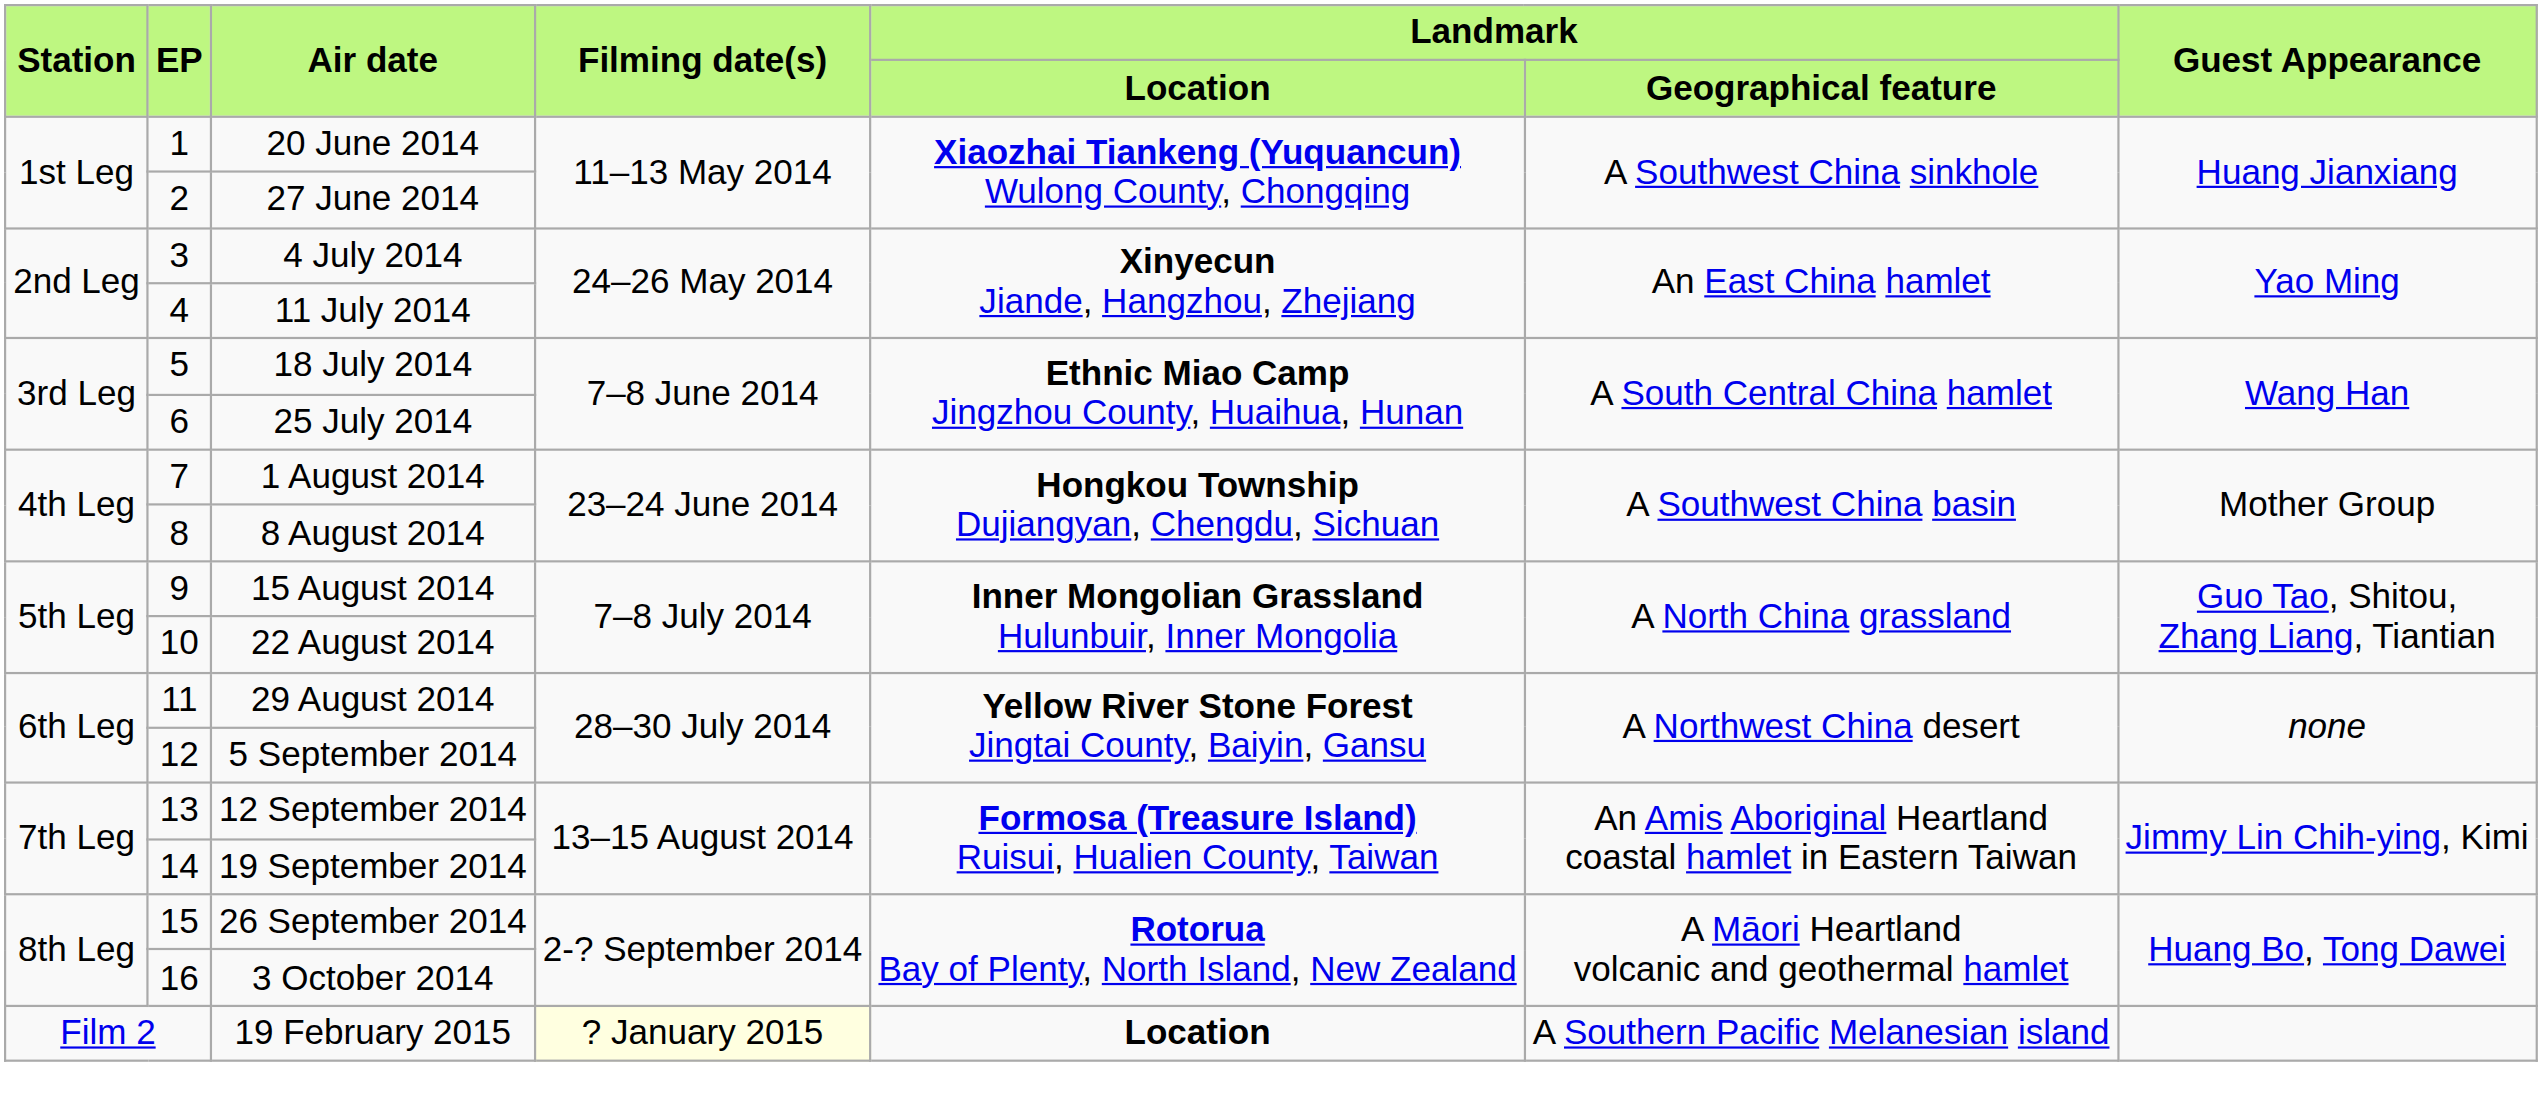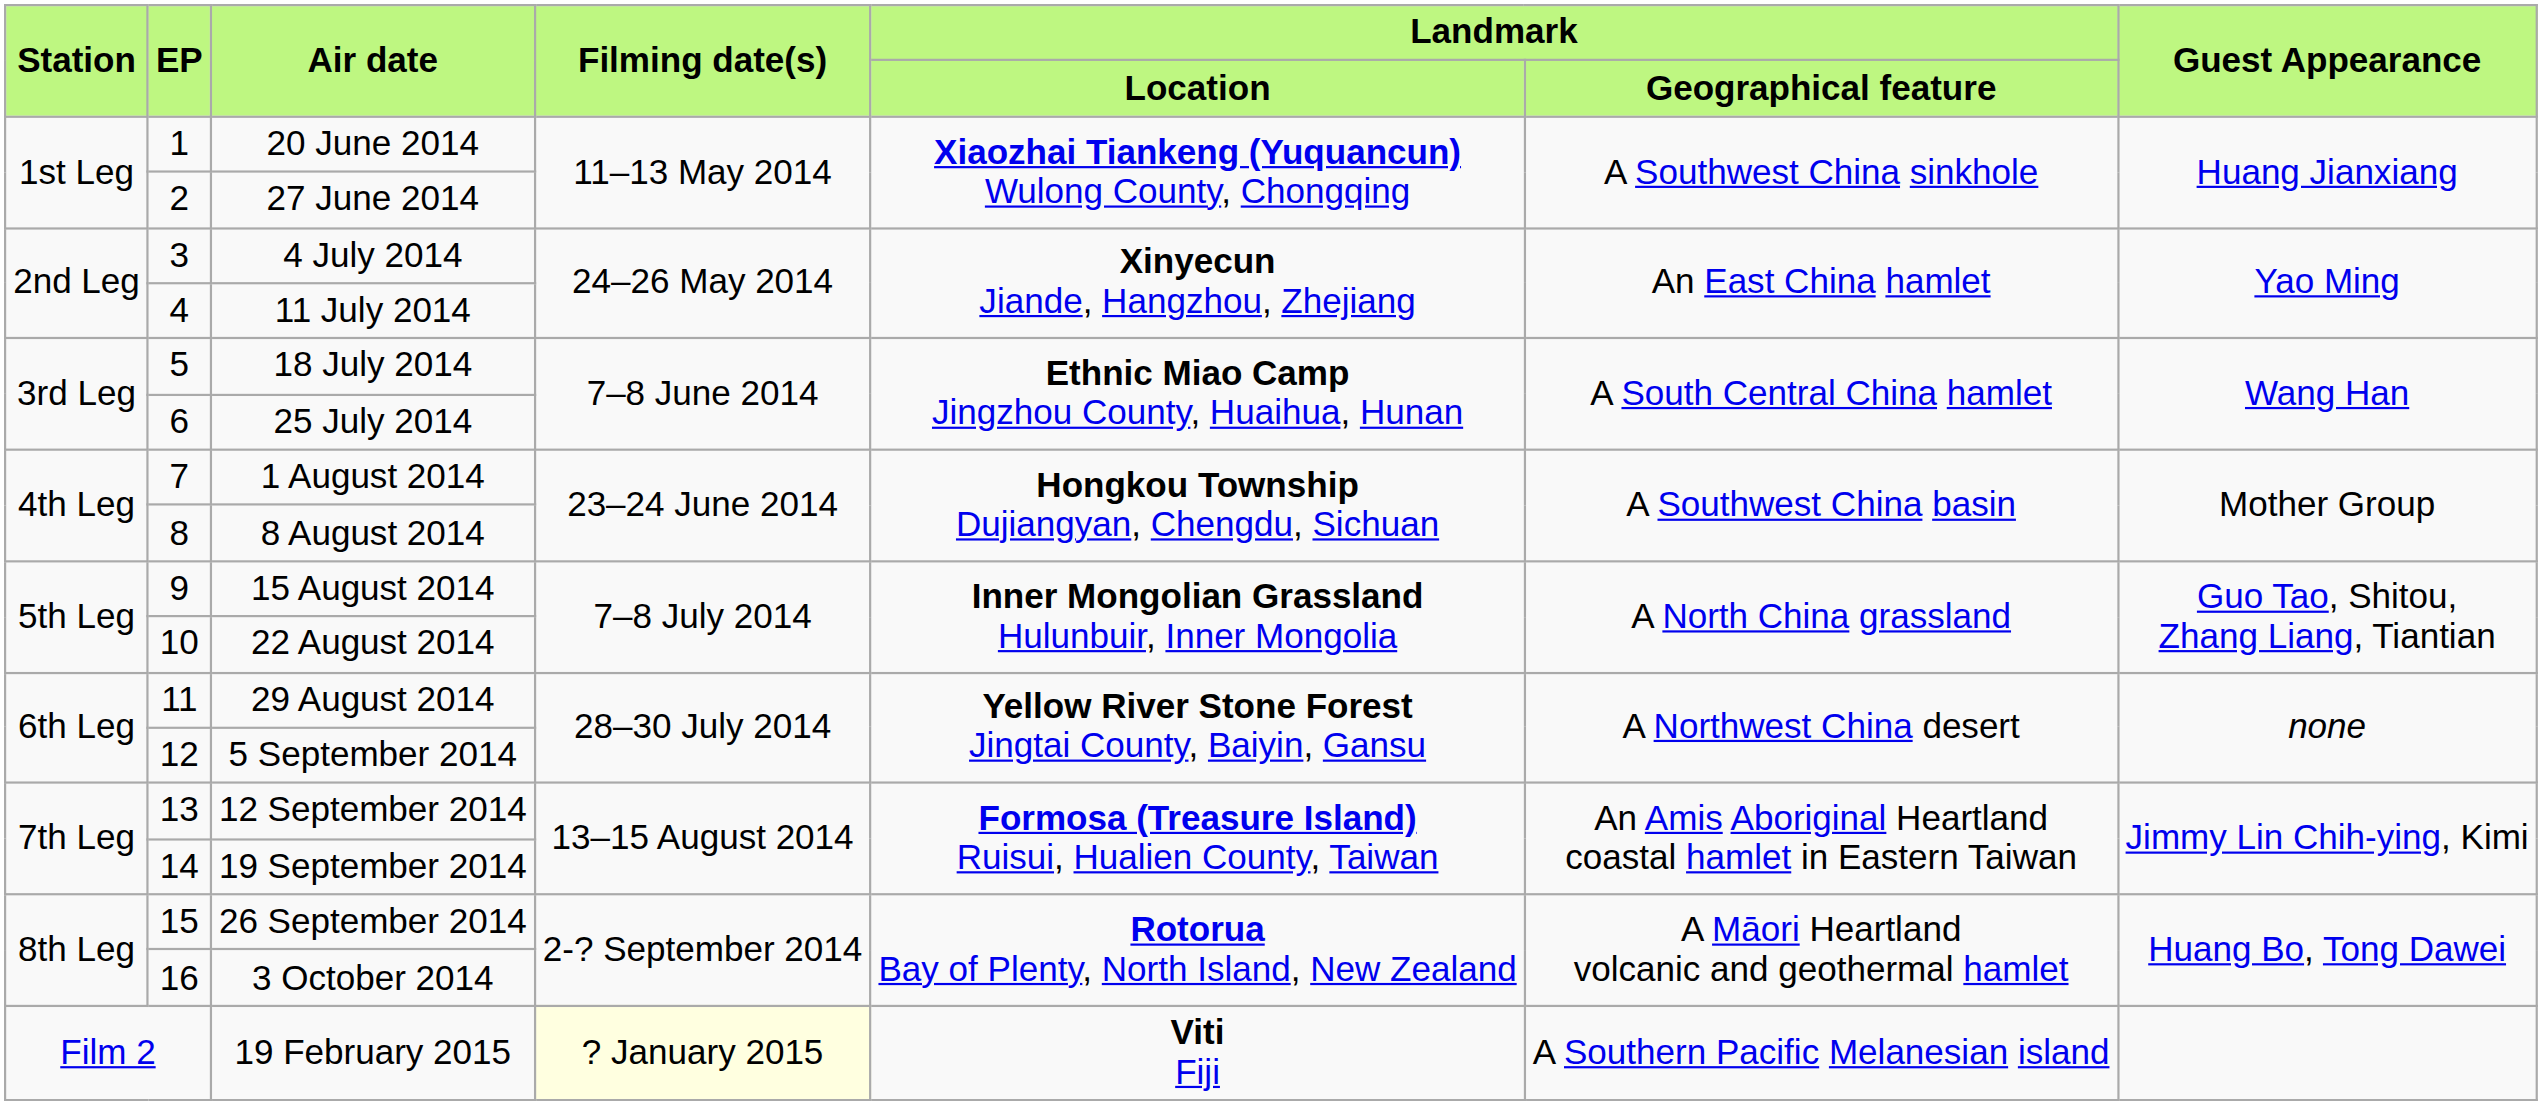(1198, 1032) Location -> (1198, 1052) Viti Fiji
